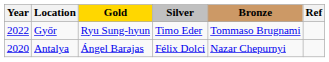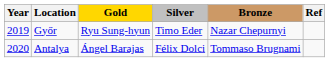(18, 30) 2022 -> (18, 30) 2019
(255, 30) Tommaso Brugnami -> (248, 30) Nazar Chepurnyi
(248, 48) Nazar Chepurnyi -> (255, 48) Tommaso Brugnami
